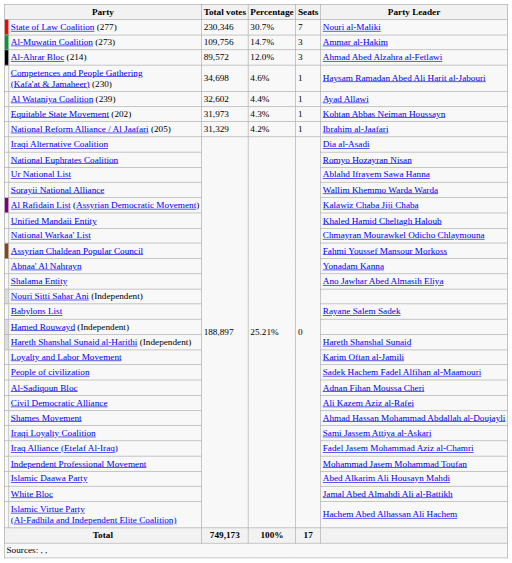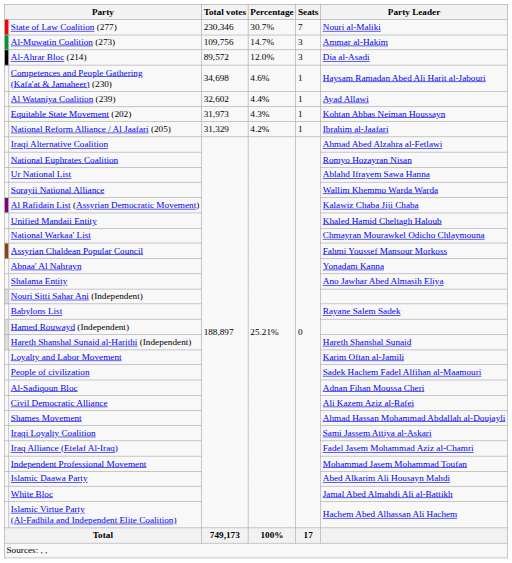(382, 58) Ahmad Abed Alzahra al-Fetlawi -> (346, 58) Dia al-Asadi
(346, 144) Dia al-Asadi -> (382, 144) Ahmad Abed Alzahra al-Fetlawi
